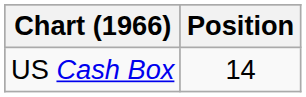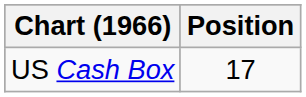(241, 69) 14 -> (241, 69) 17
